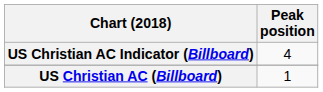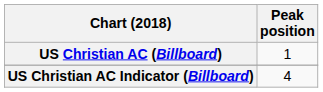rows swapped: (131, 76) <-> (131, 53)
